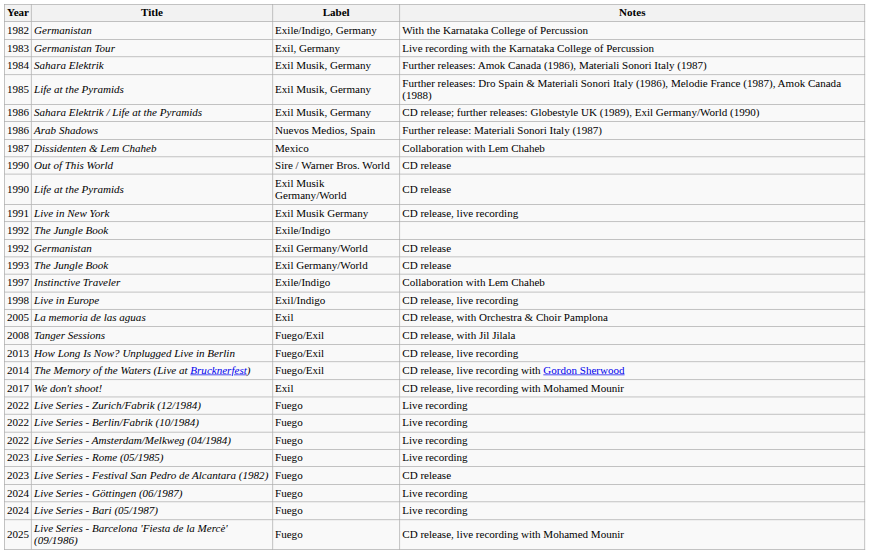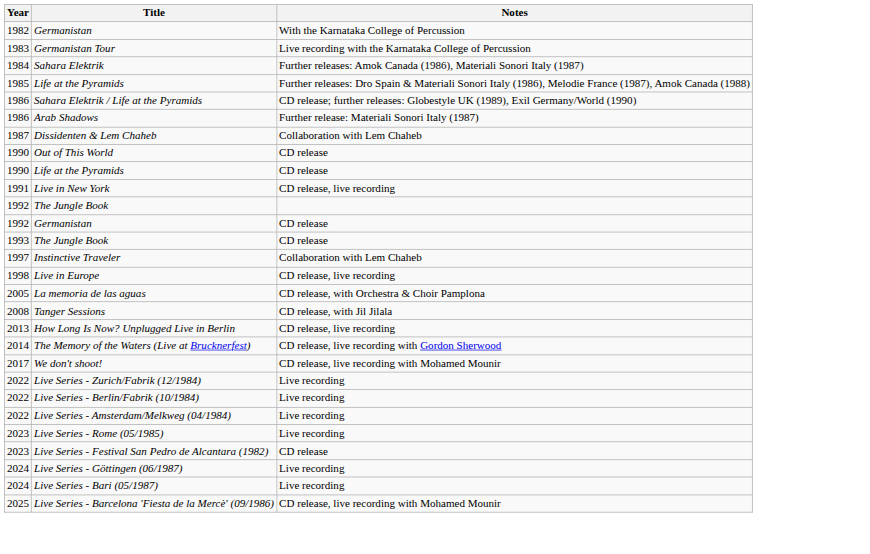- column: (336, 13)
